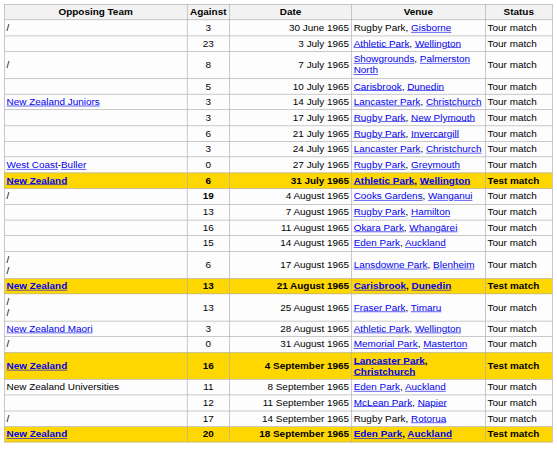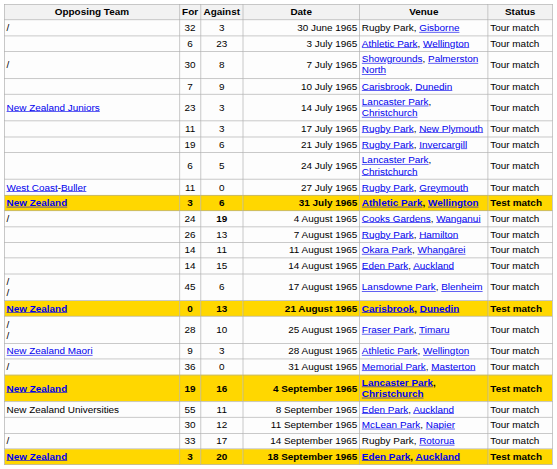+ column: (190, 12)
(208, 86) 5 -> (222, 86) 9
(208, 149) 3 -> (222, 166) 5
(208, 228) 16 -> (222, 250) 11
(208, 307) 13 -> (222, 330) 10
